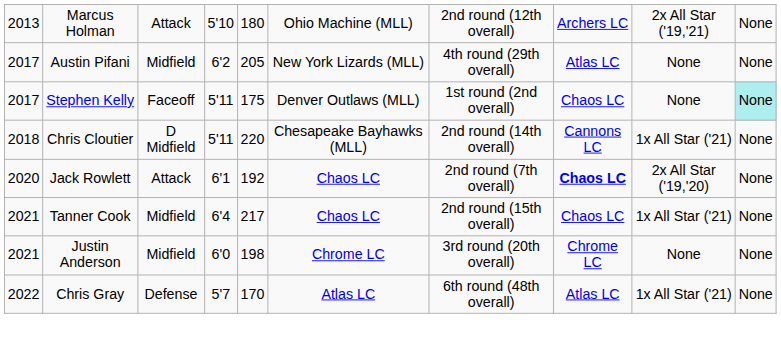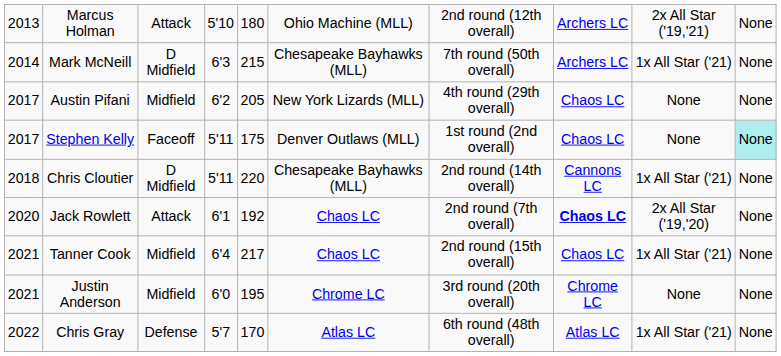+ row: (90, 62)
(593, 62) Atlas LC -> (593, 101) Chaos LC
(252, 255) 198 -> (252, 294) 195
